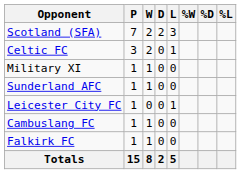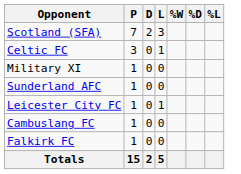- column: (149, 14)
